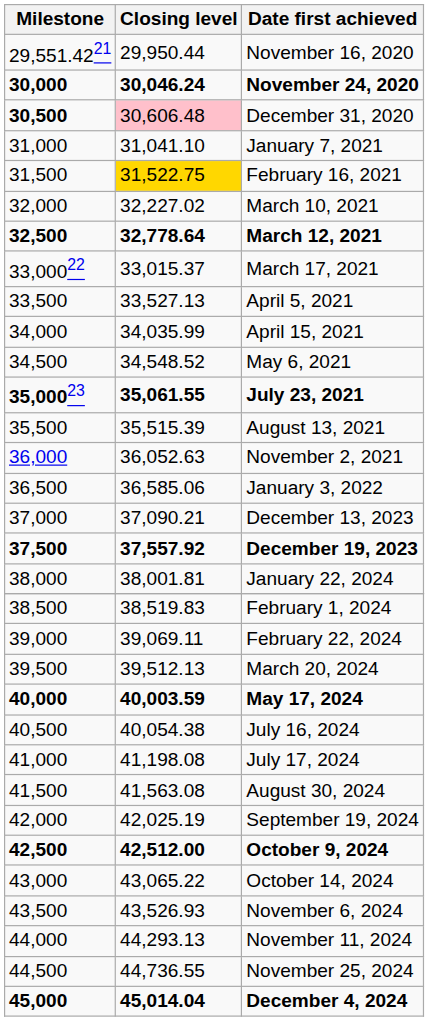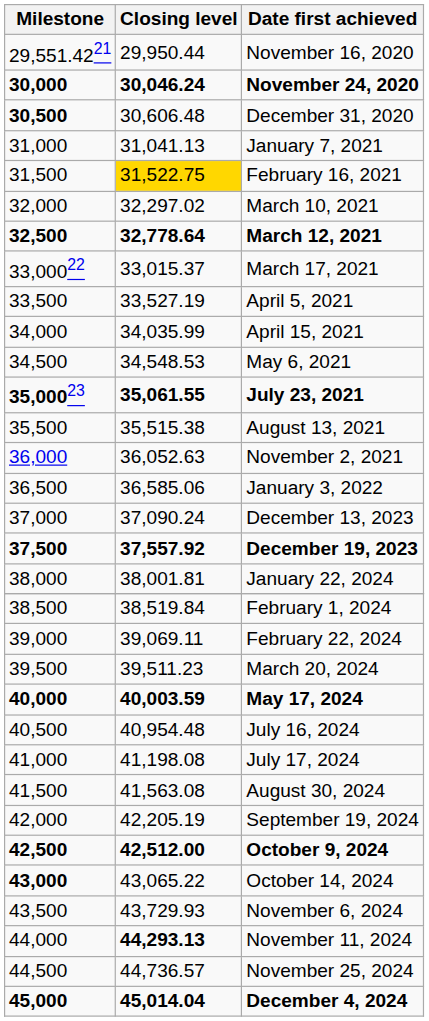(162, 115) pink background -> (162, 115) no background
(162, 145) 31,041.10 -> (162, 145) 31,041.13
(162, 205) 32,227.02 -> (162, 205) 32,297.02
(162, 301) 33,527.13 -> (162, 301) 33,527.19
(162, 362) 34,548.52 -> (162, 362) 34,548.53
(162, 427) 35,515.39 -> (162, 427) 35,515.38
(162, 518) 37,090.21 -> (162, 518) 37,090.24
(162, 608) 38,519.83 -> (162, 608) 38,519.84
(162, 669) 39,512.13 -> (162, 669) 39,511.23
(162, 729) 40,054.38 -> (162, 729) 40,954.48
(162, 820) 42,025.19 -> (162, 820) 42,205.19
(38, 880) normal -> (38, 880) bold
(162, 910) 43,526.93 -> (162, 910) 43,729.93
(162, 940) normal -> (162, 940) bold
(162, 971) 44,736.55 -> (162, 971) 44,736.57
